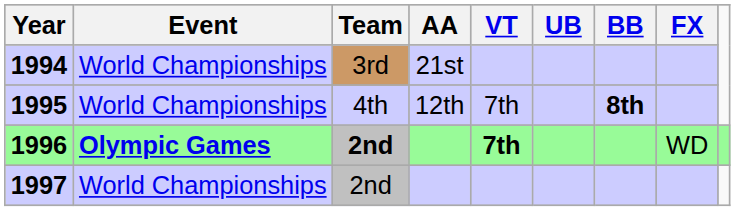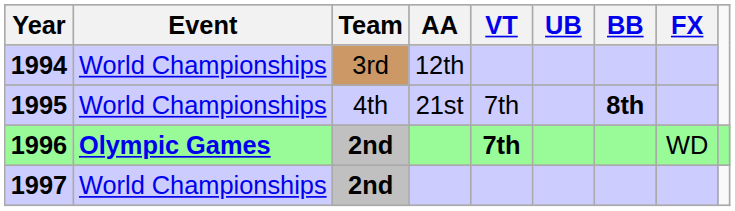(440, 65) 21st -> (440, 65) 12th
(440, 105) 12th -> (440, 105) 21st
(371, 186) normal -> (371, 186) bold
